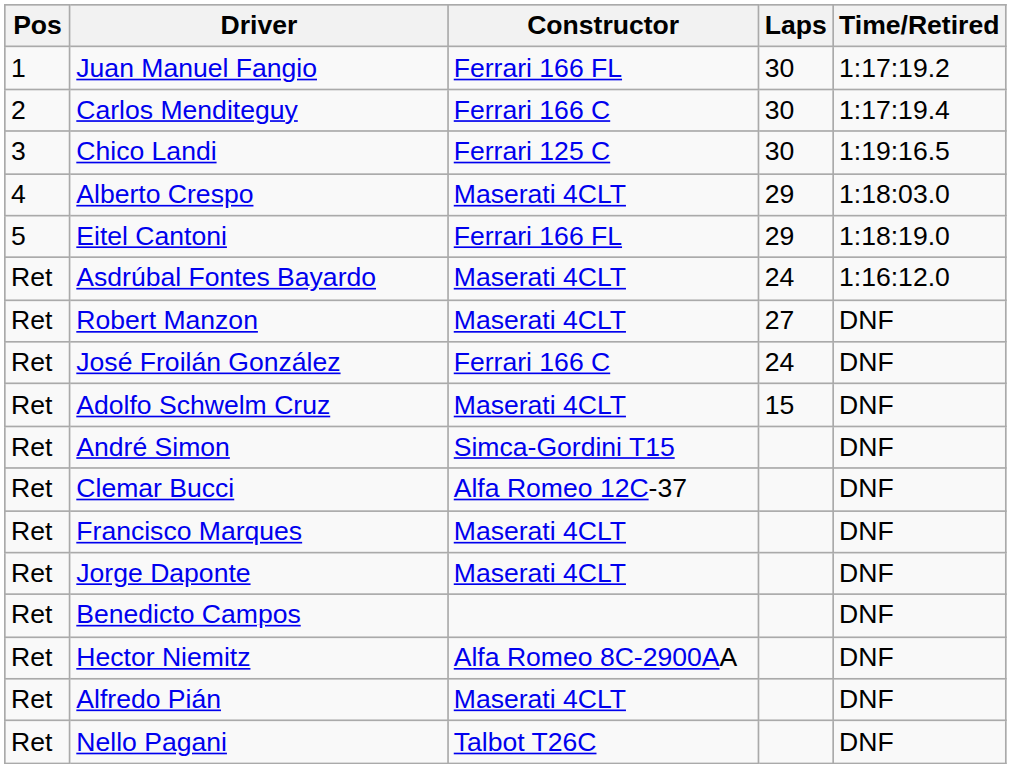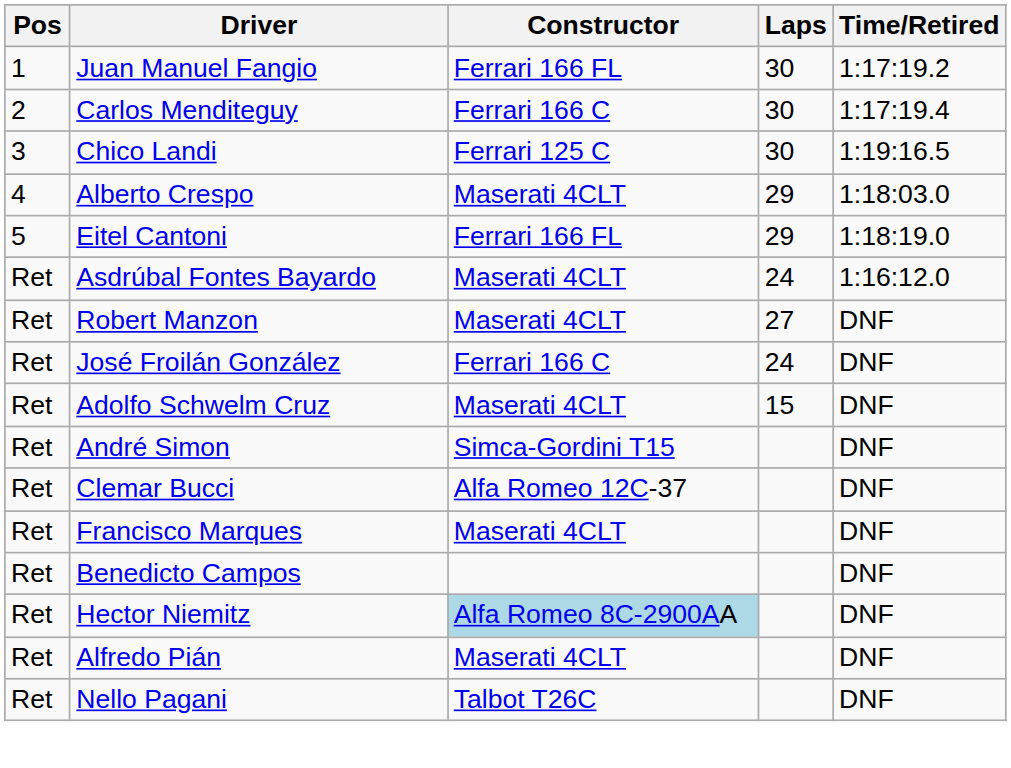- row: (163, 573)
(595, 657) no background -> (595, 615) lightblue background
